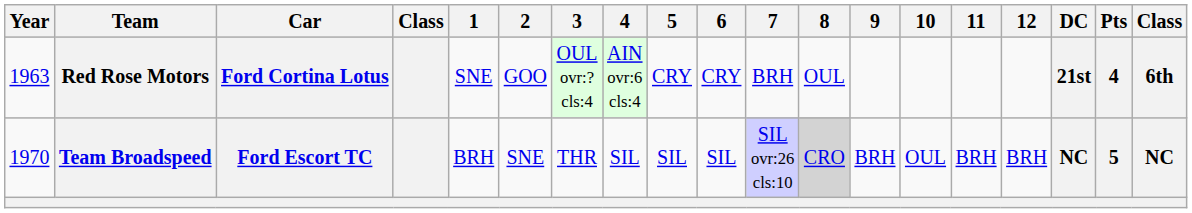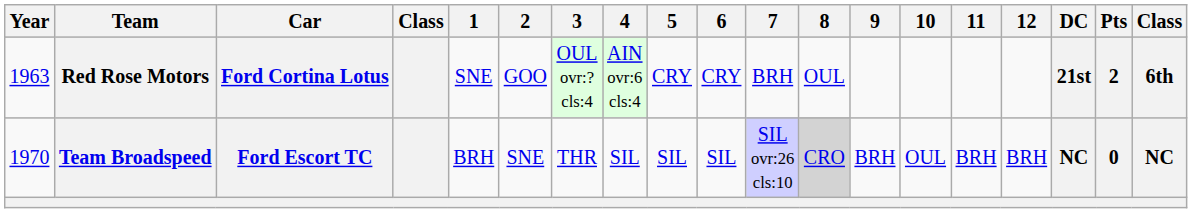(1114, 77) 4 -> (1114, 77) 2
(1114, 157) 5 -> (1114, 157) 0
